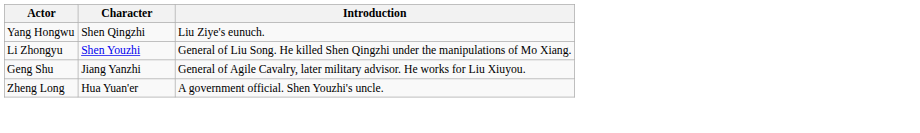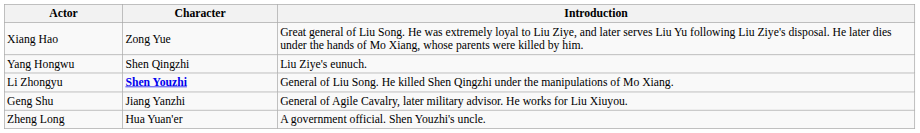+ row: (33, 38)
(111, 50) normal -> (156, 82) bold
